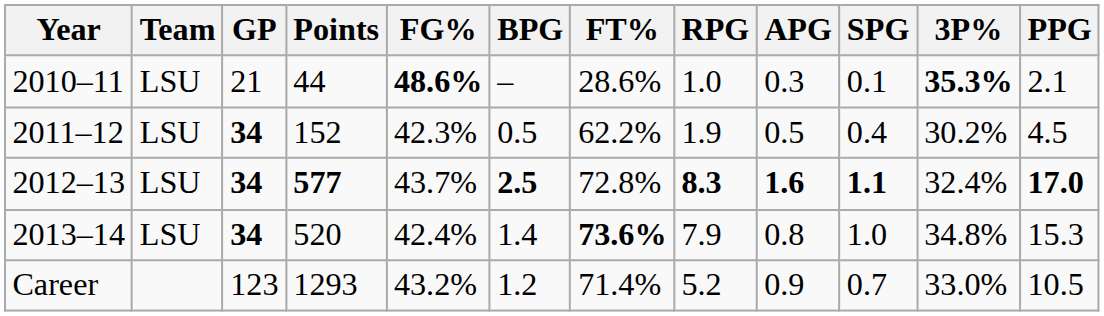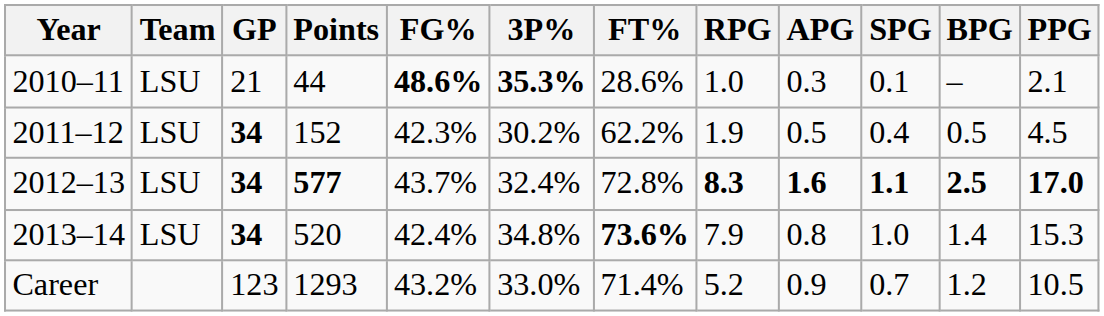columns swapped: (968, 30) <-> (530, 30)
